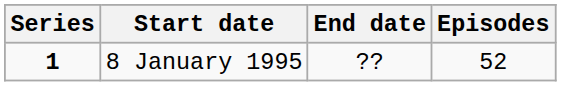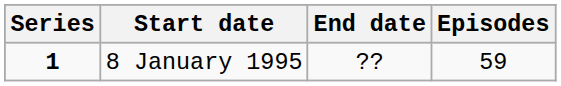(493, 62) 52 -> (493, 62) 59
